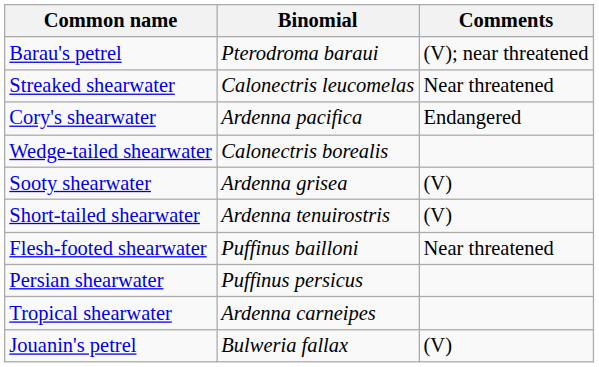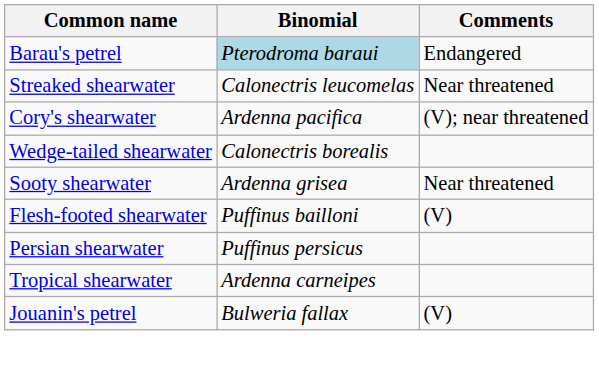(300, 53) no background -> (300, 53) lightblue background
(506, 53) (V); near threatened -> (472, 53) Endangered
(472, 118) Endangered -> (506, 118) (V); near threatened
(438, 183) (V) -> (489, 183) Near threatened
- row: (105, 215)
(489, 248) Near threatened -> (438, 215) (V)
